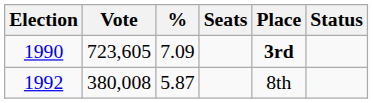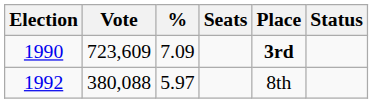(119, 51) 723,605 -> (119, 51) 723,609
(119, 82) 380,008 -> (119, 82) 380,088
(177, 82) 5.87 -> (177, 82) 5.97
